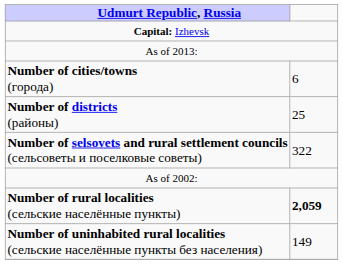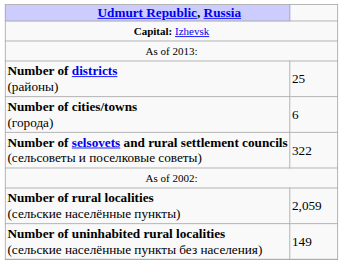rows swapped: (62, 114) <-> (72, 78)
(307, 205) bold -> (307, 205) normal
